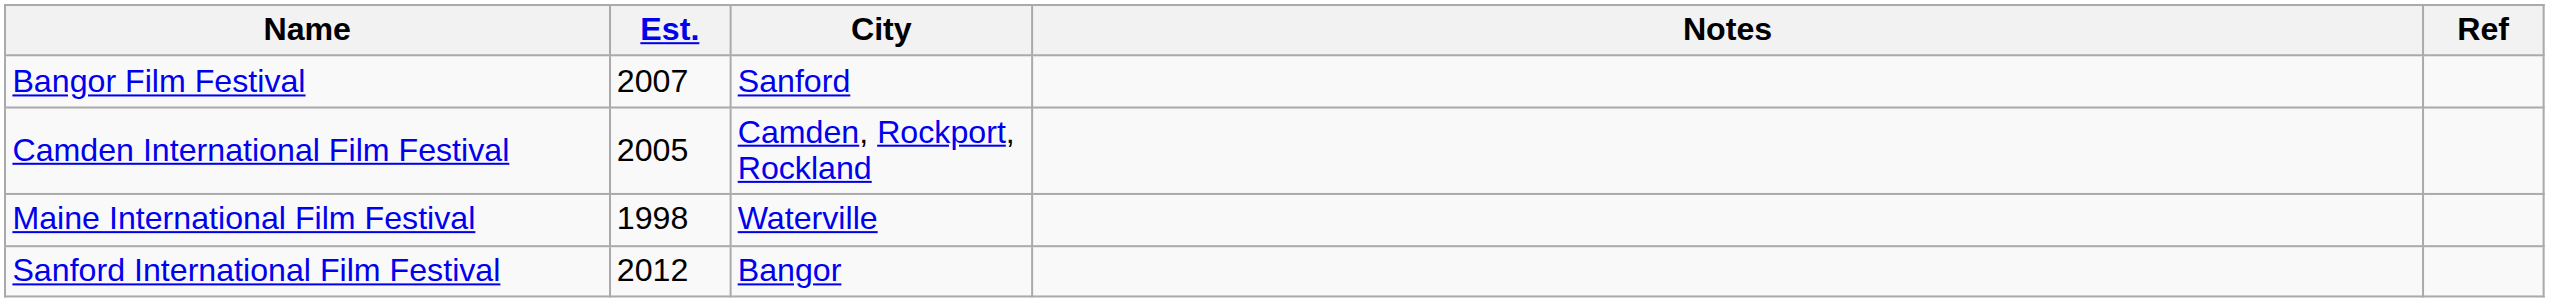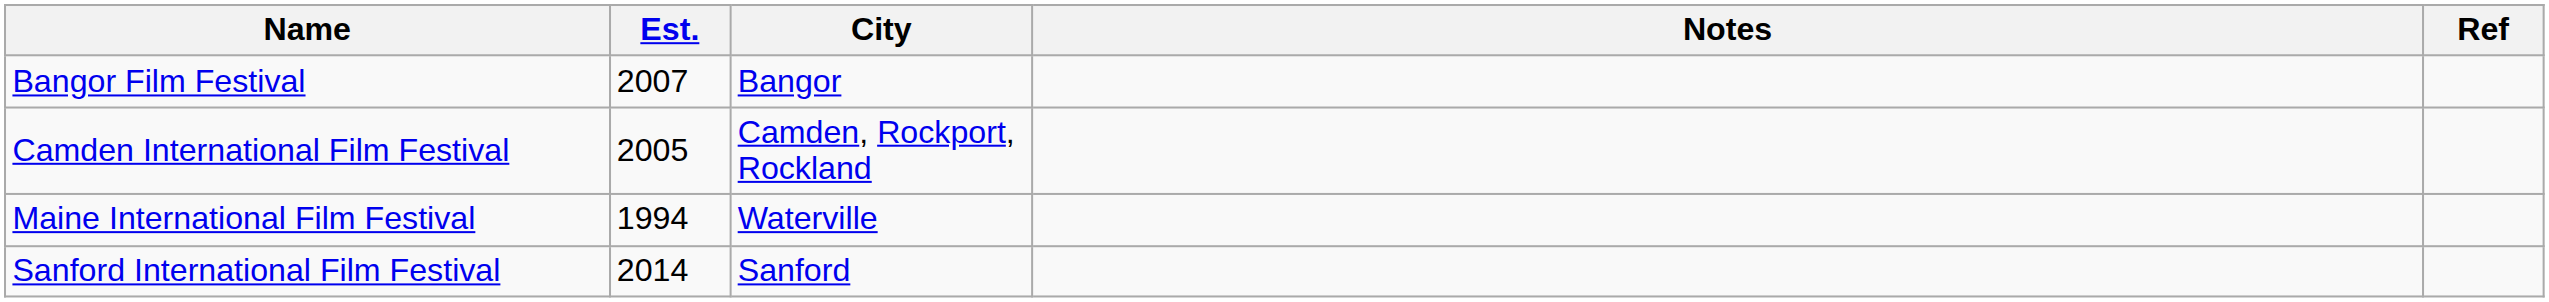(794, 81) Sanford -> (790, 81) Bangor
(653, 219) 1998 -> (653, 219) 1994
(653, 270) 2012 -> (653, 270) 2014
(790, 270) Bangor -> (794, 270) Sanford
